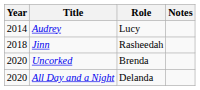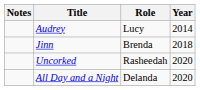columns swapped: (17, 12) <-> (180, 12)
(141, 45) Rasheedah -> (138, 45) Brenda
(134, 61) Brenda -> (145, 61) Rasheedah
